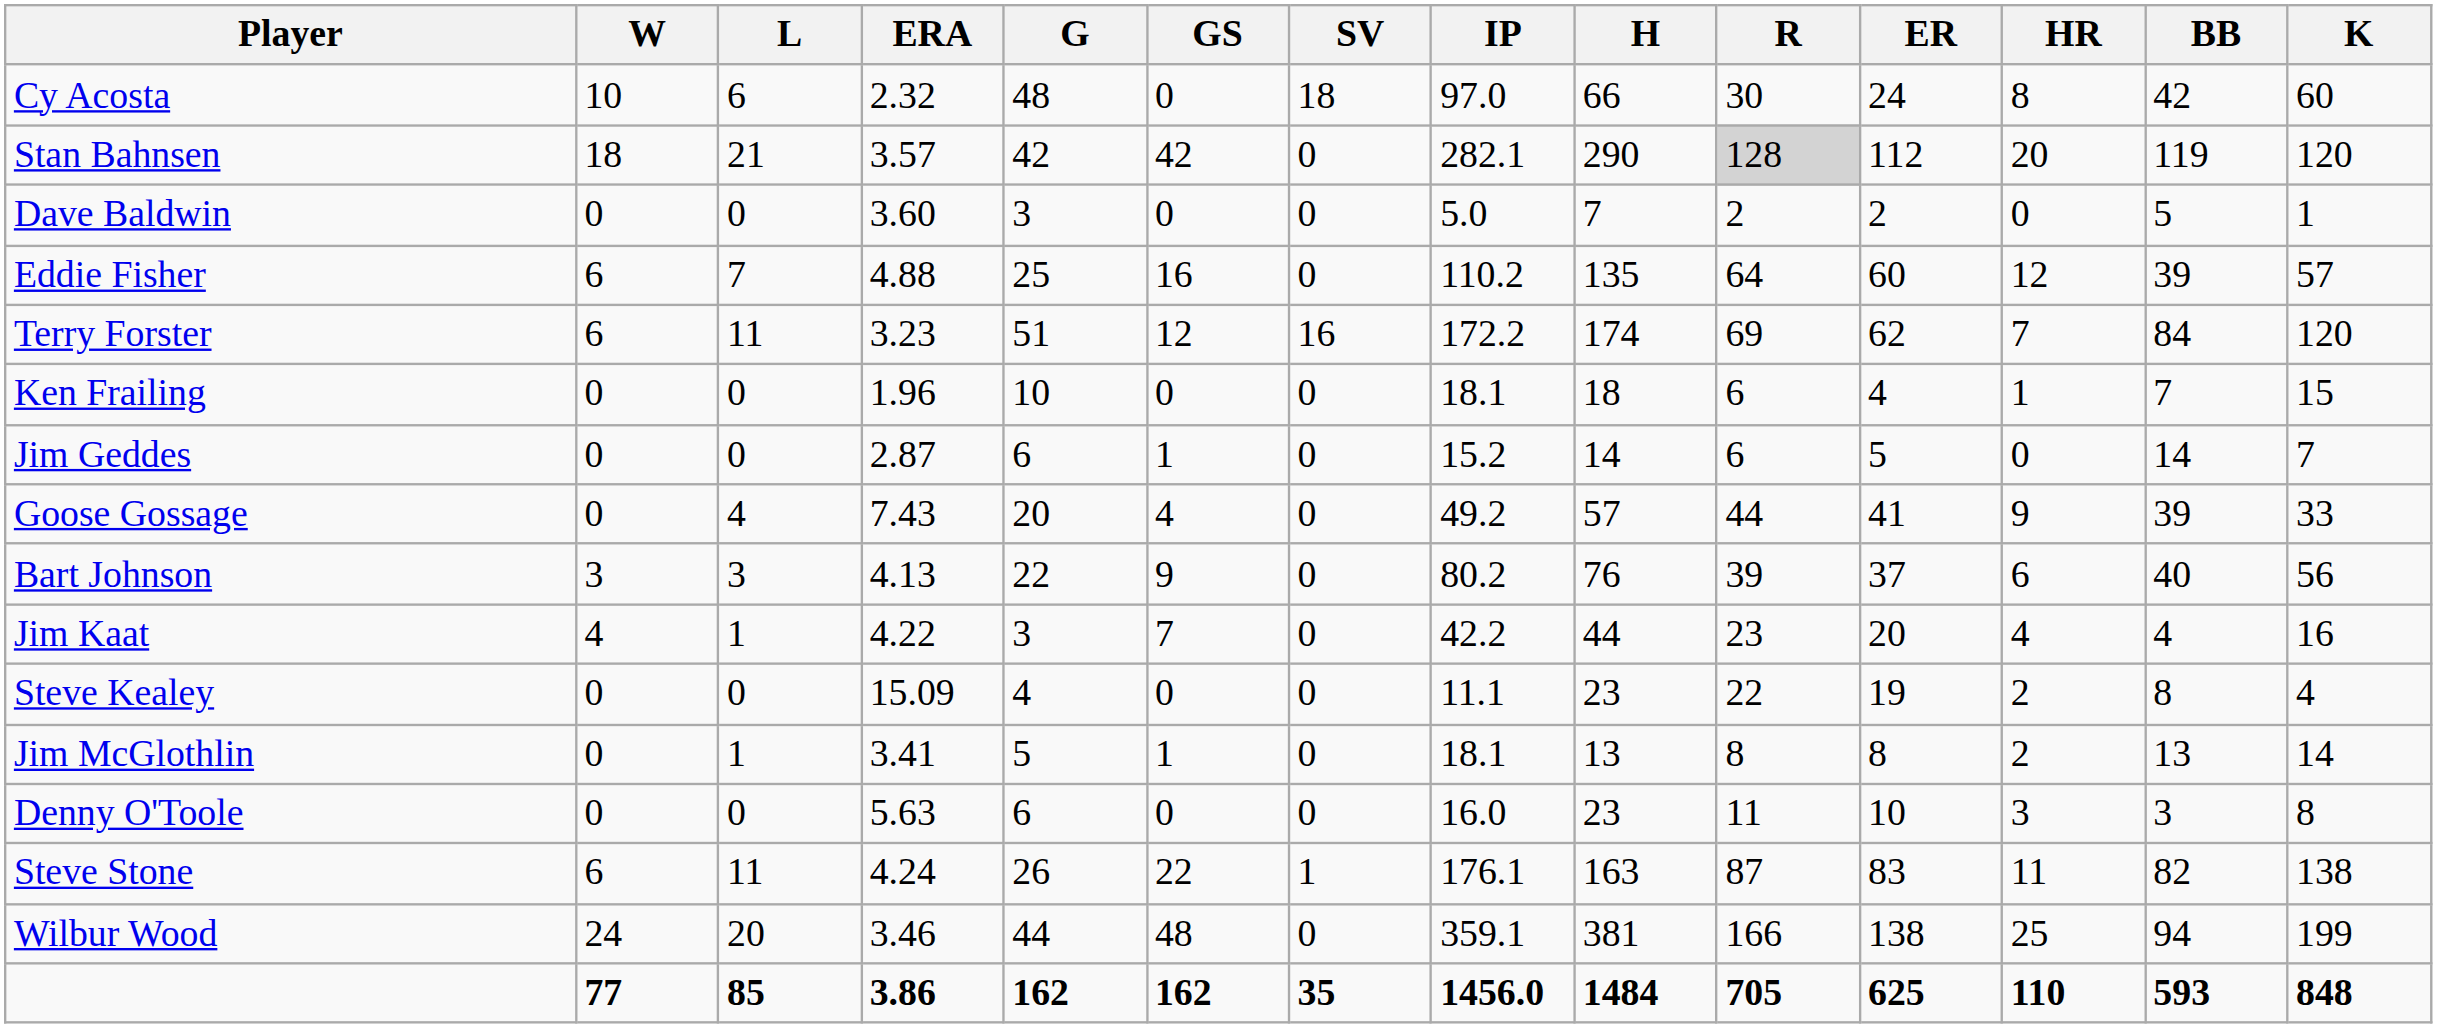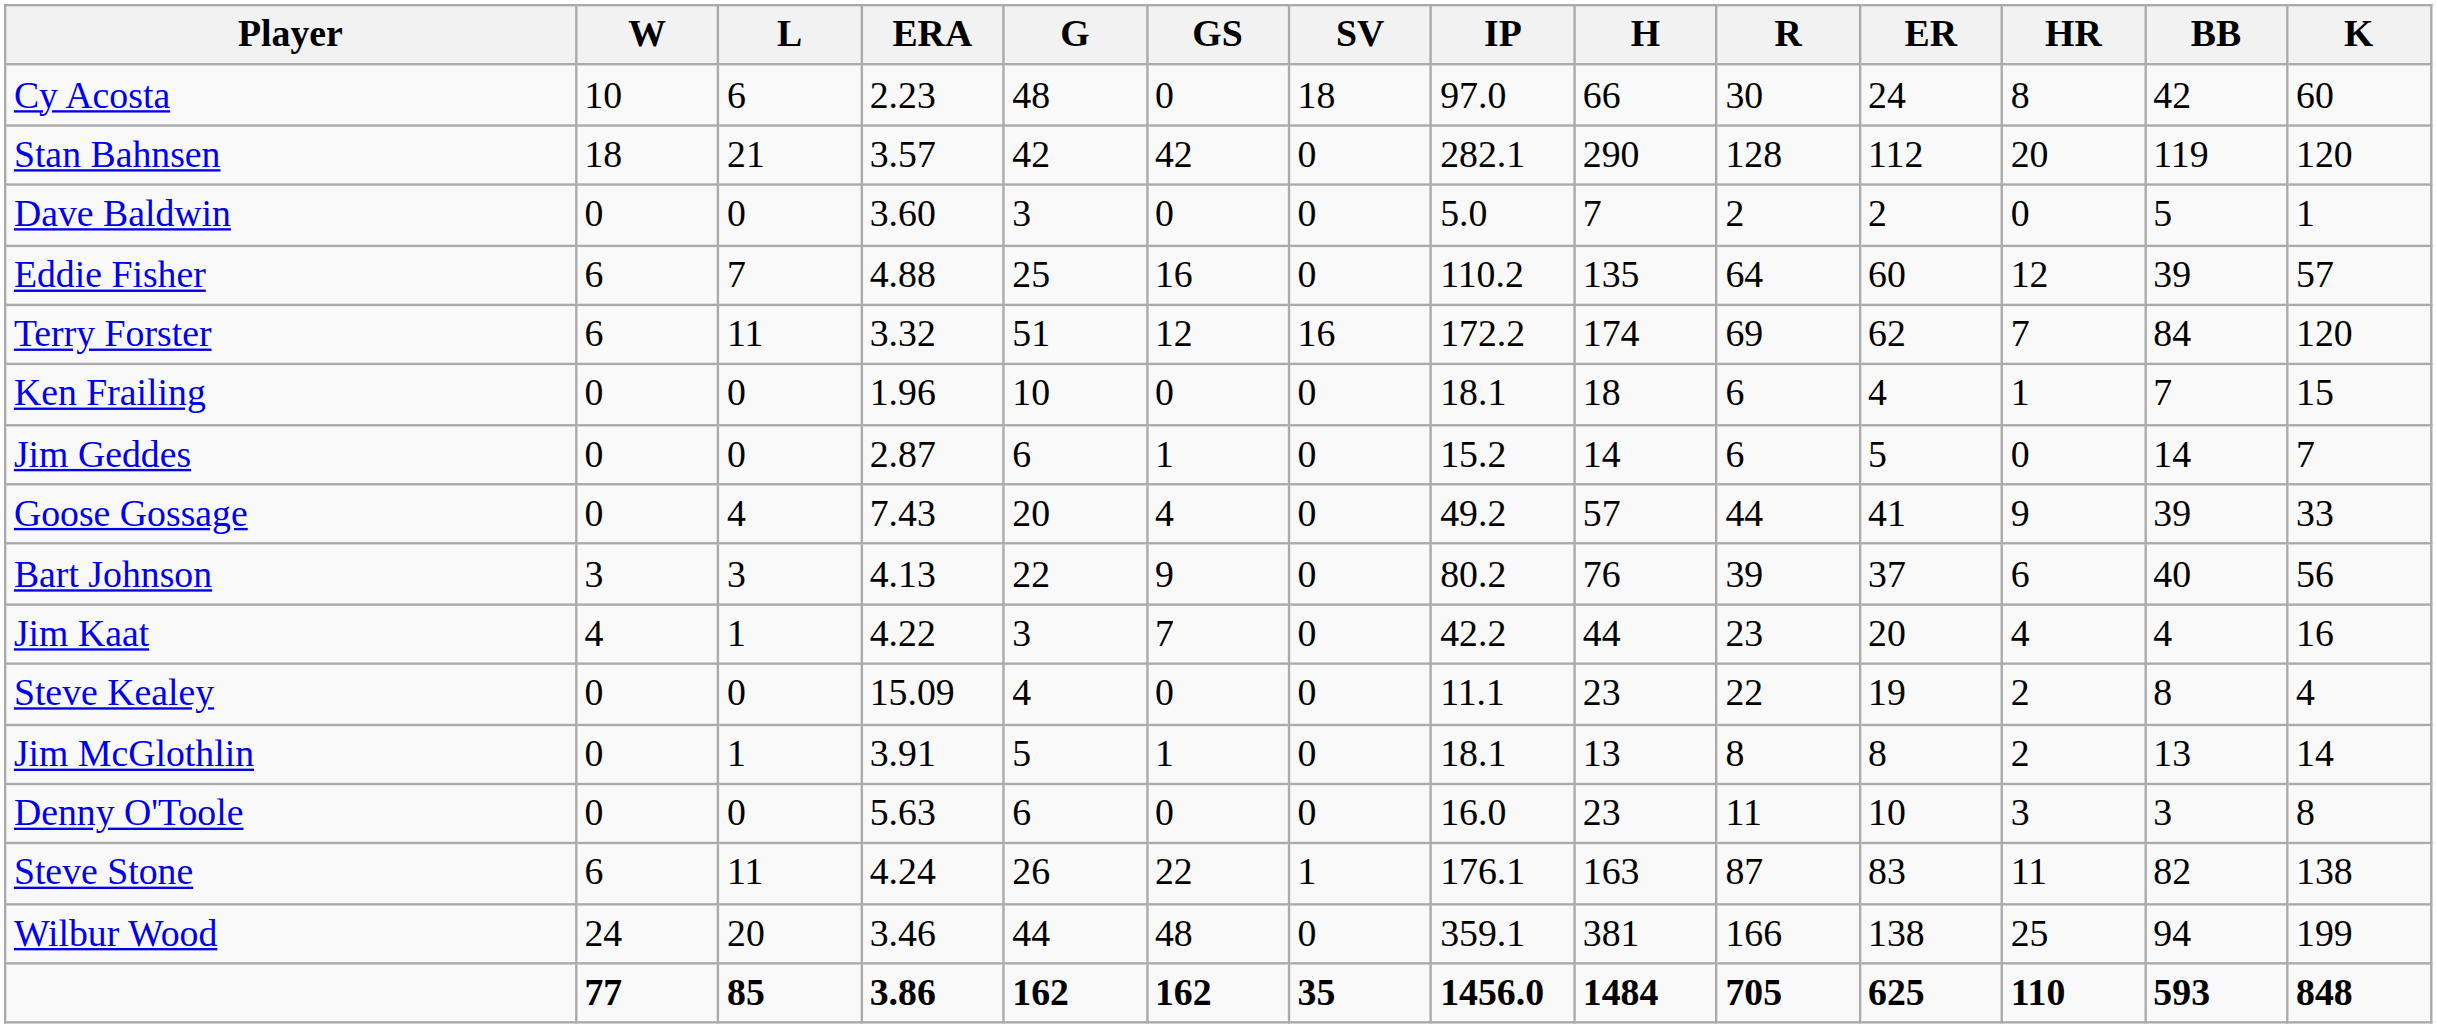(903, 94) 2.32 -> (903, 94) 2.23
(1754, 154) lightgrey background -> (1754, 154) no background
(903, 333) 3.23 -> (903, 333) 3.32
(903, 753) 3.41 -> (903, 753) 3.91
